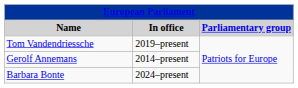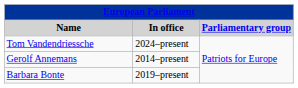(162, 43) 2019–present -> (162, 43) 2024–present
(162, 75) 2024–present -> (162, 75) 2019–present
